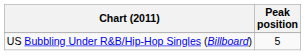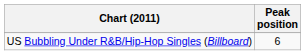(278, 41) 5 -> (278, 41) 6
